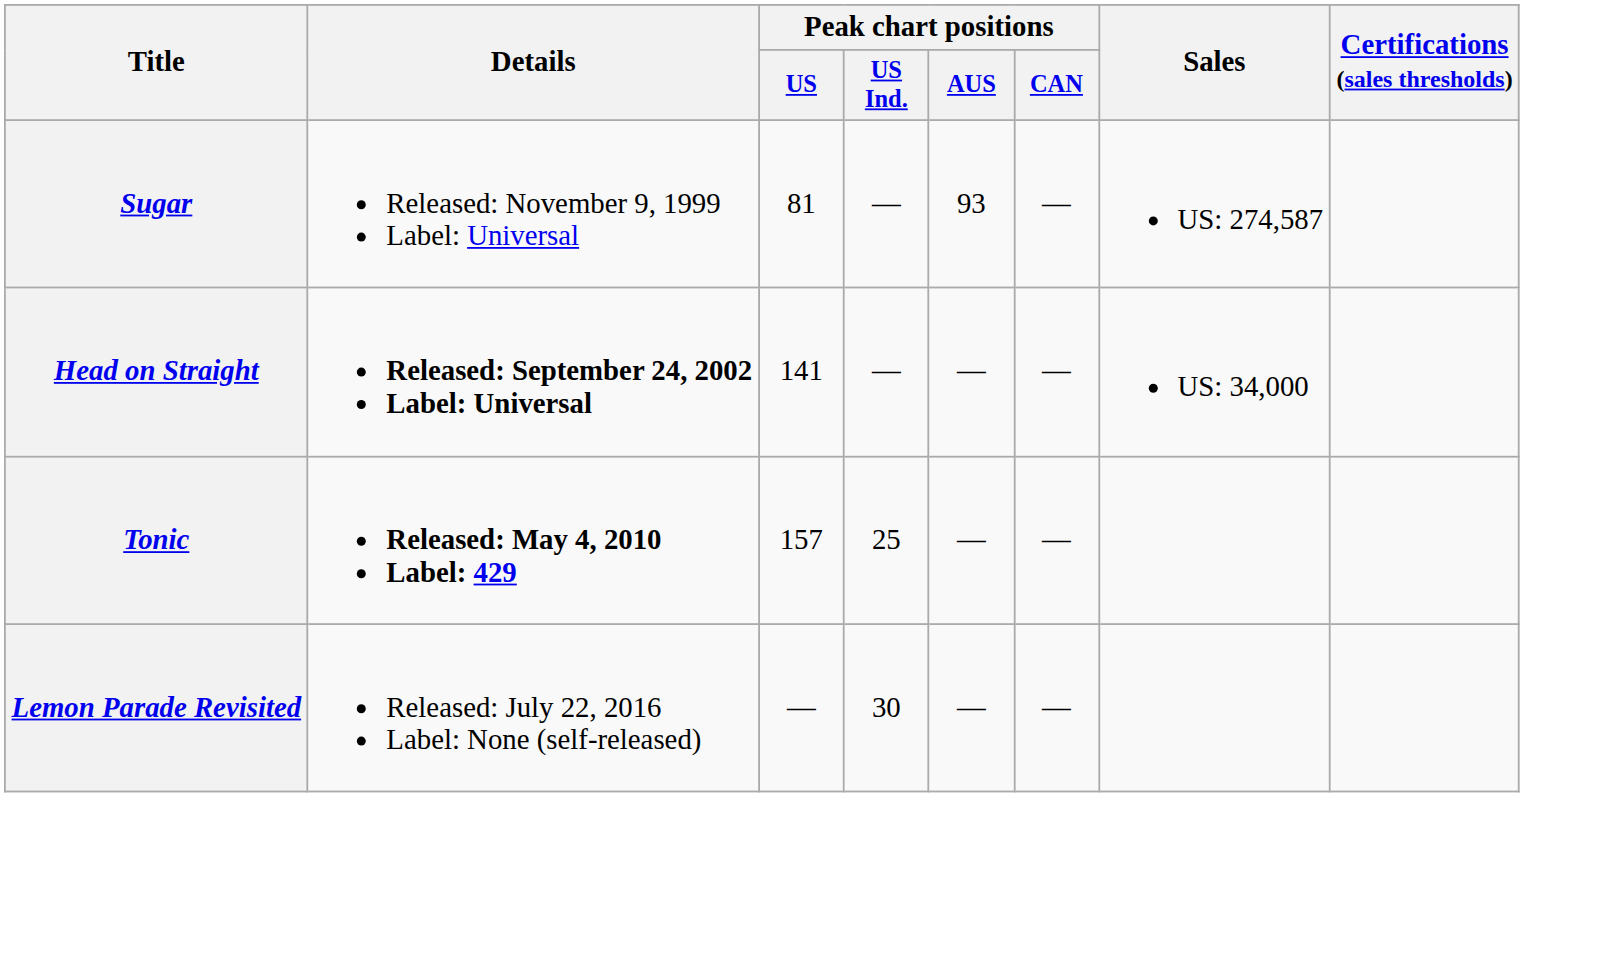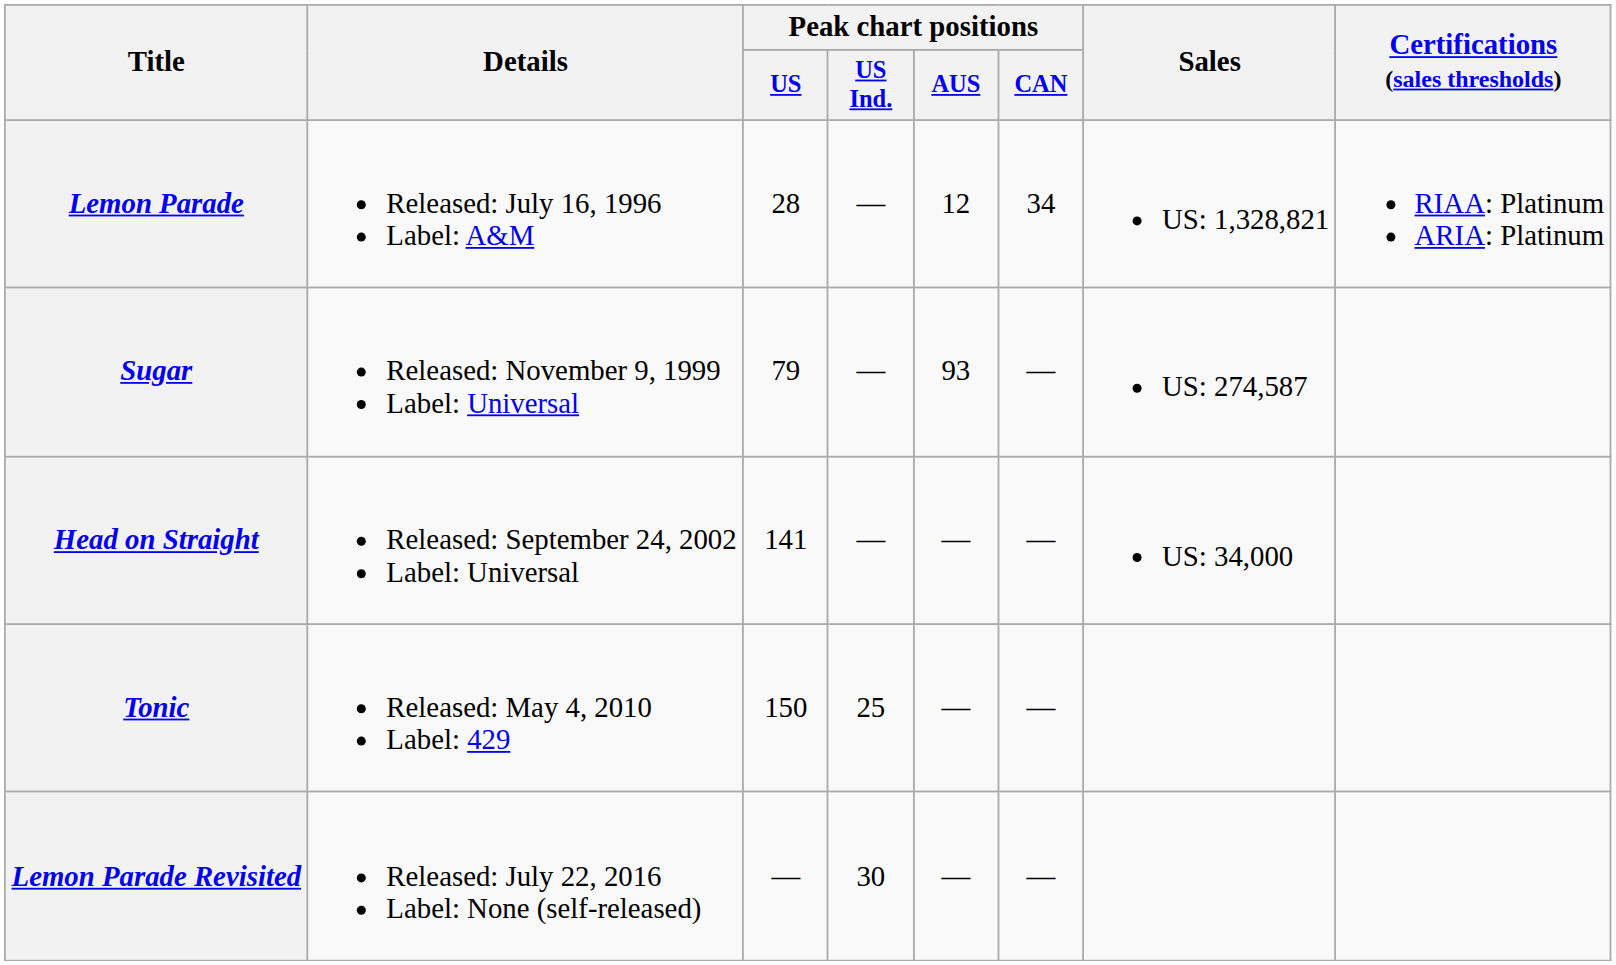+ row: (156, 203)
(801, 203) 81 -> (786, 371) 79
(533, 388) bold -> (526, 556) normal
(533, 556) bold -> (526, 724) normal
(801, 539) 157 -> (786, 707) 150
